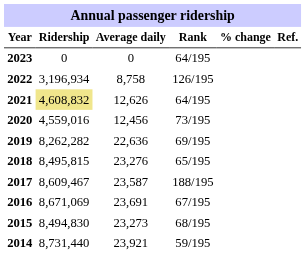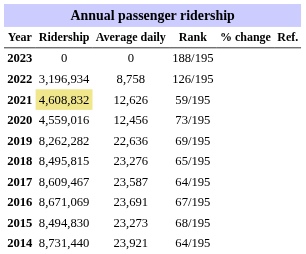(193, 58) 64/195 -> (193, 58) 188/195
(193, 99) 64/195 -> (193, 99) 59/195
(193, 181) 188/195 -> (193, 181) 64/195
(193, 243) 59/195 -> (193, 243) 64/195
